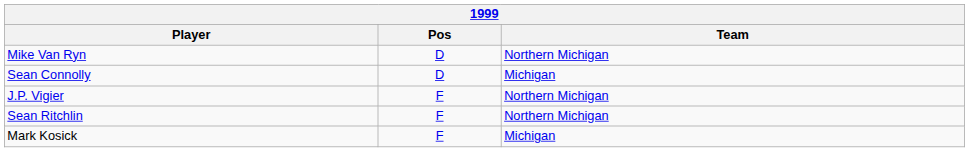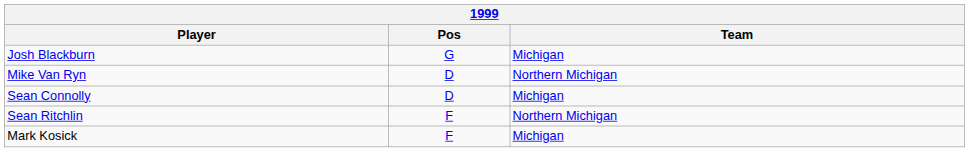+ row: (51, 55)
- row: (36, 95)
